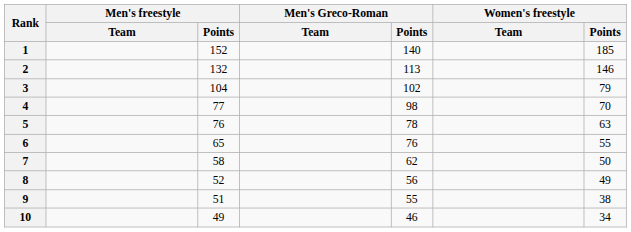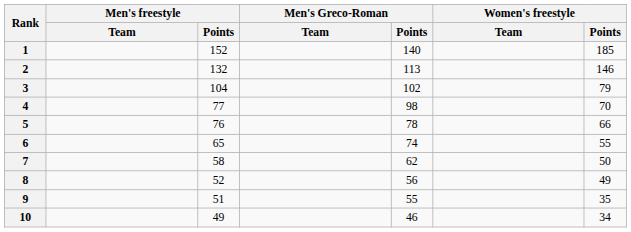(605, 124) 63 -> (605, 124) 66
(412, 143) 76 -> (412, 143) 74
(605, 198) 38 -> (605, 198) 35
